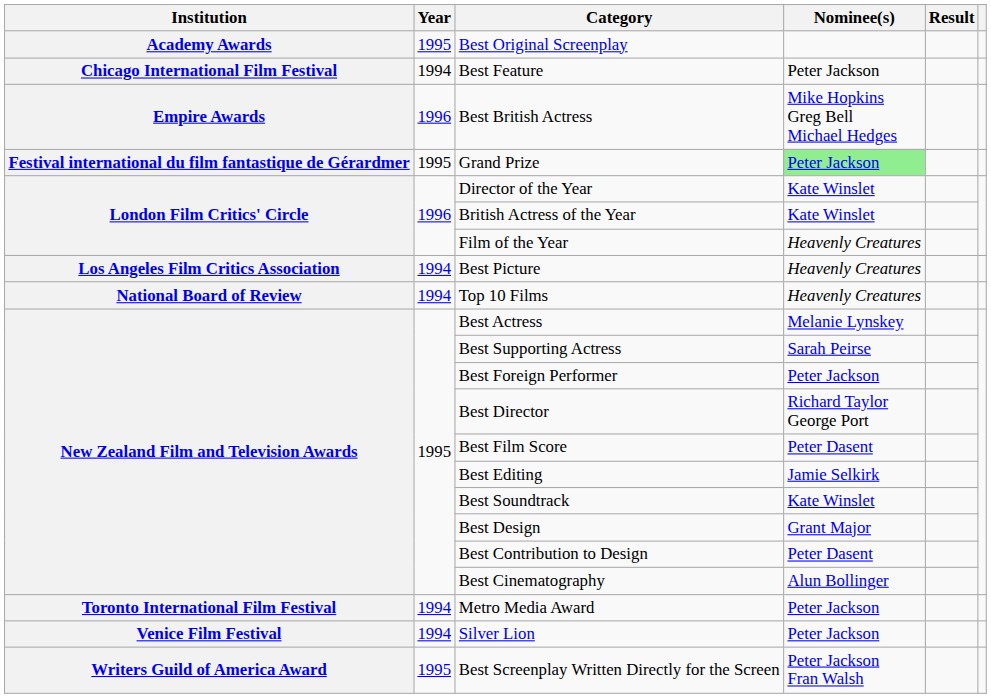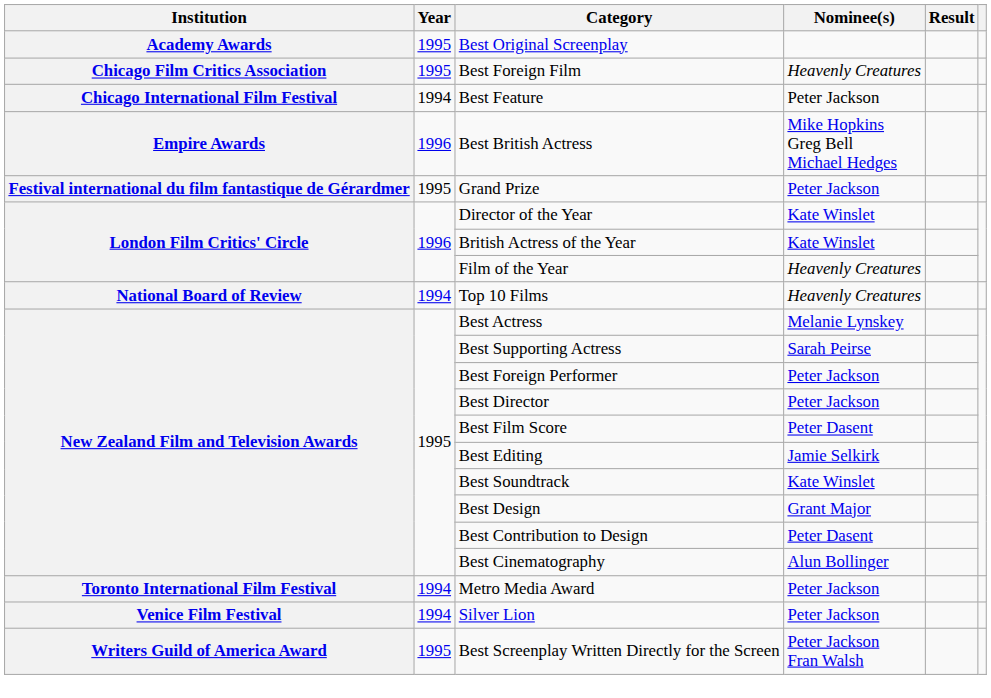+ row: (520, 71)
(833, 162) lightgreen background -> (833, 188) no background
- row: (500, 268)
(838, 411) Richard Taylor George Port -> (833, 401) Peter Jackson
